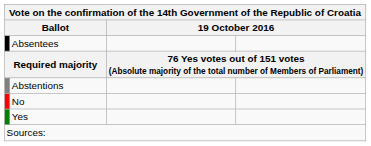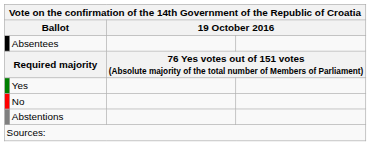rows swapped: (20, 117) <-> (38, 86)
